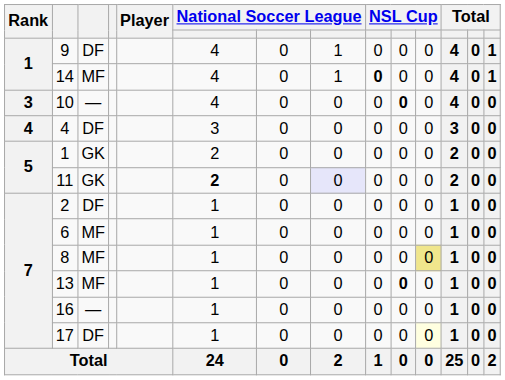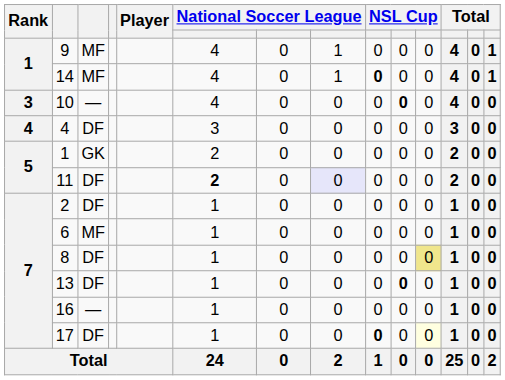(93, 50) DF -> (93, 50) MF
(93, 180) GK -> (93, 180) DF
(93, 257) MF -> (93, 257) DF
(93, 283) MF -> (93, 283) DF
(378, 335) normal -> (378, 335) bold
